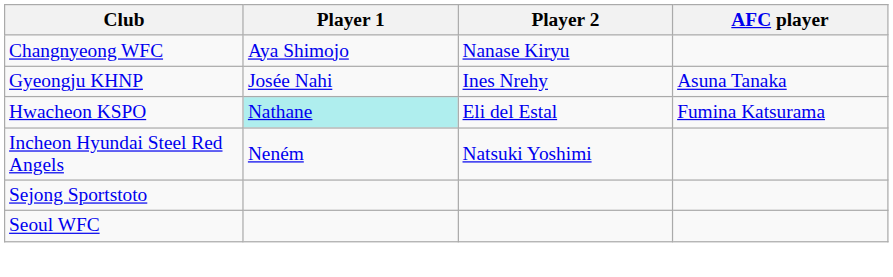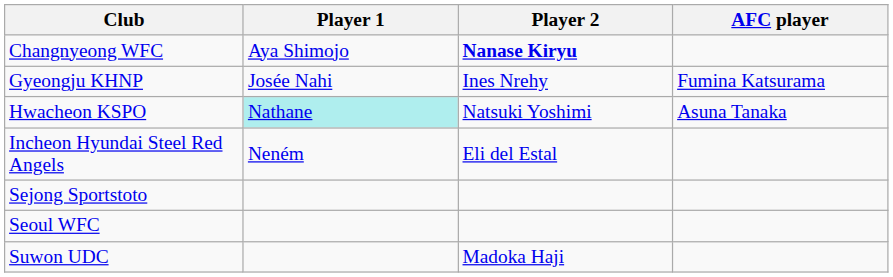(516, 50) normal -> (520, 50) bold
(732, 81) Asuna Tanaka -> (751, 81) Fumina Katsurama
(510, 111) Eli del Estal -> (527, 111) Natsuki Yoshimi
(751, 111) Fumina Katsurama -> (732, 111) Asuna Tanaka
(527, 153) Natsuki Yoshimi -> (510, 153) Eli del Estal
+ row: (59, 256)
